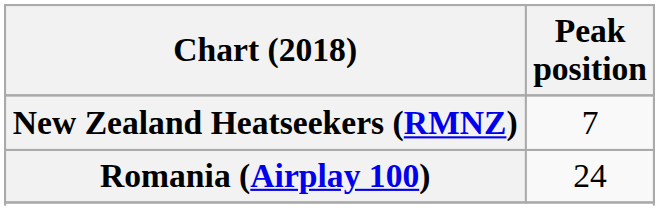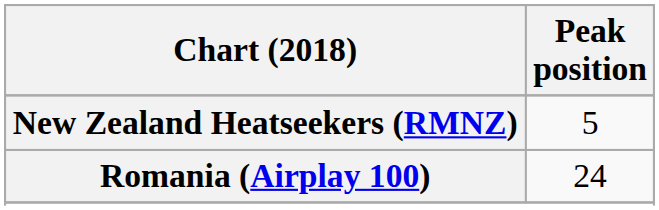(590, 122) 7 -> (590, 122) 5
